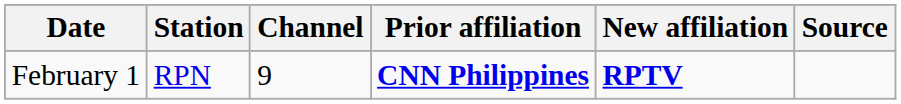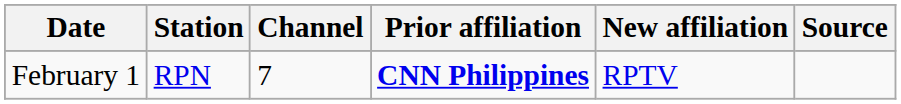(265, 74) 9 -> (265, 74) 7
(643, 74) bold -> (640, 74) normal
